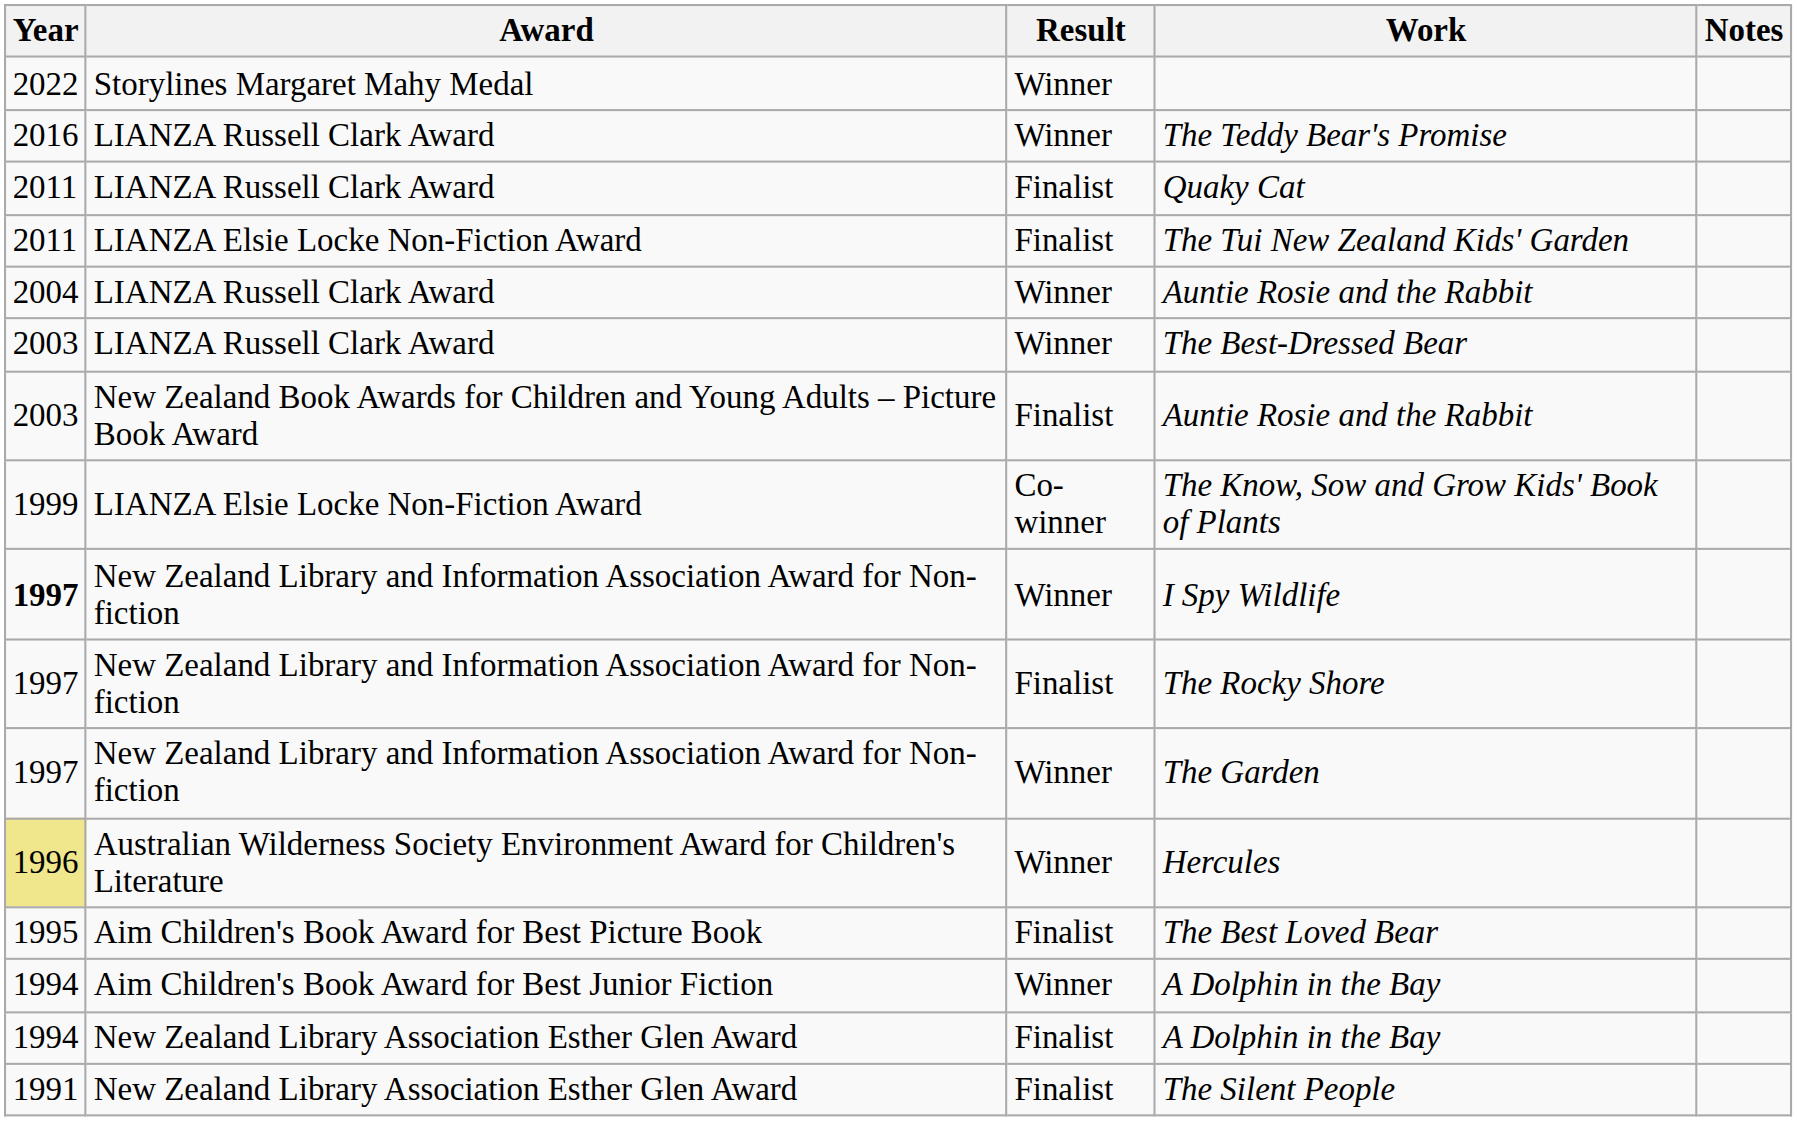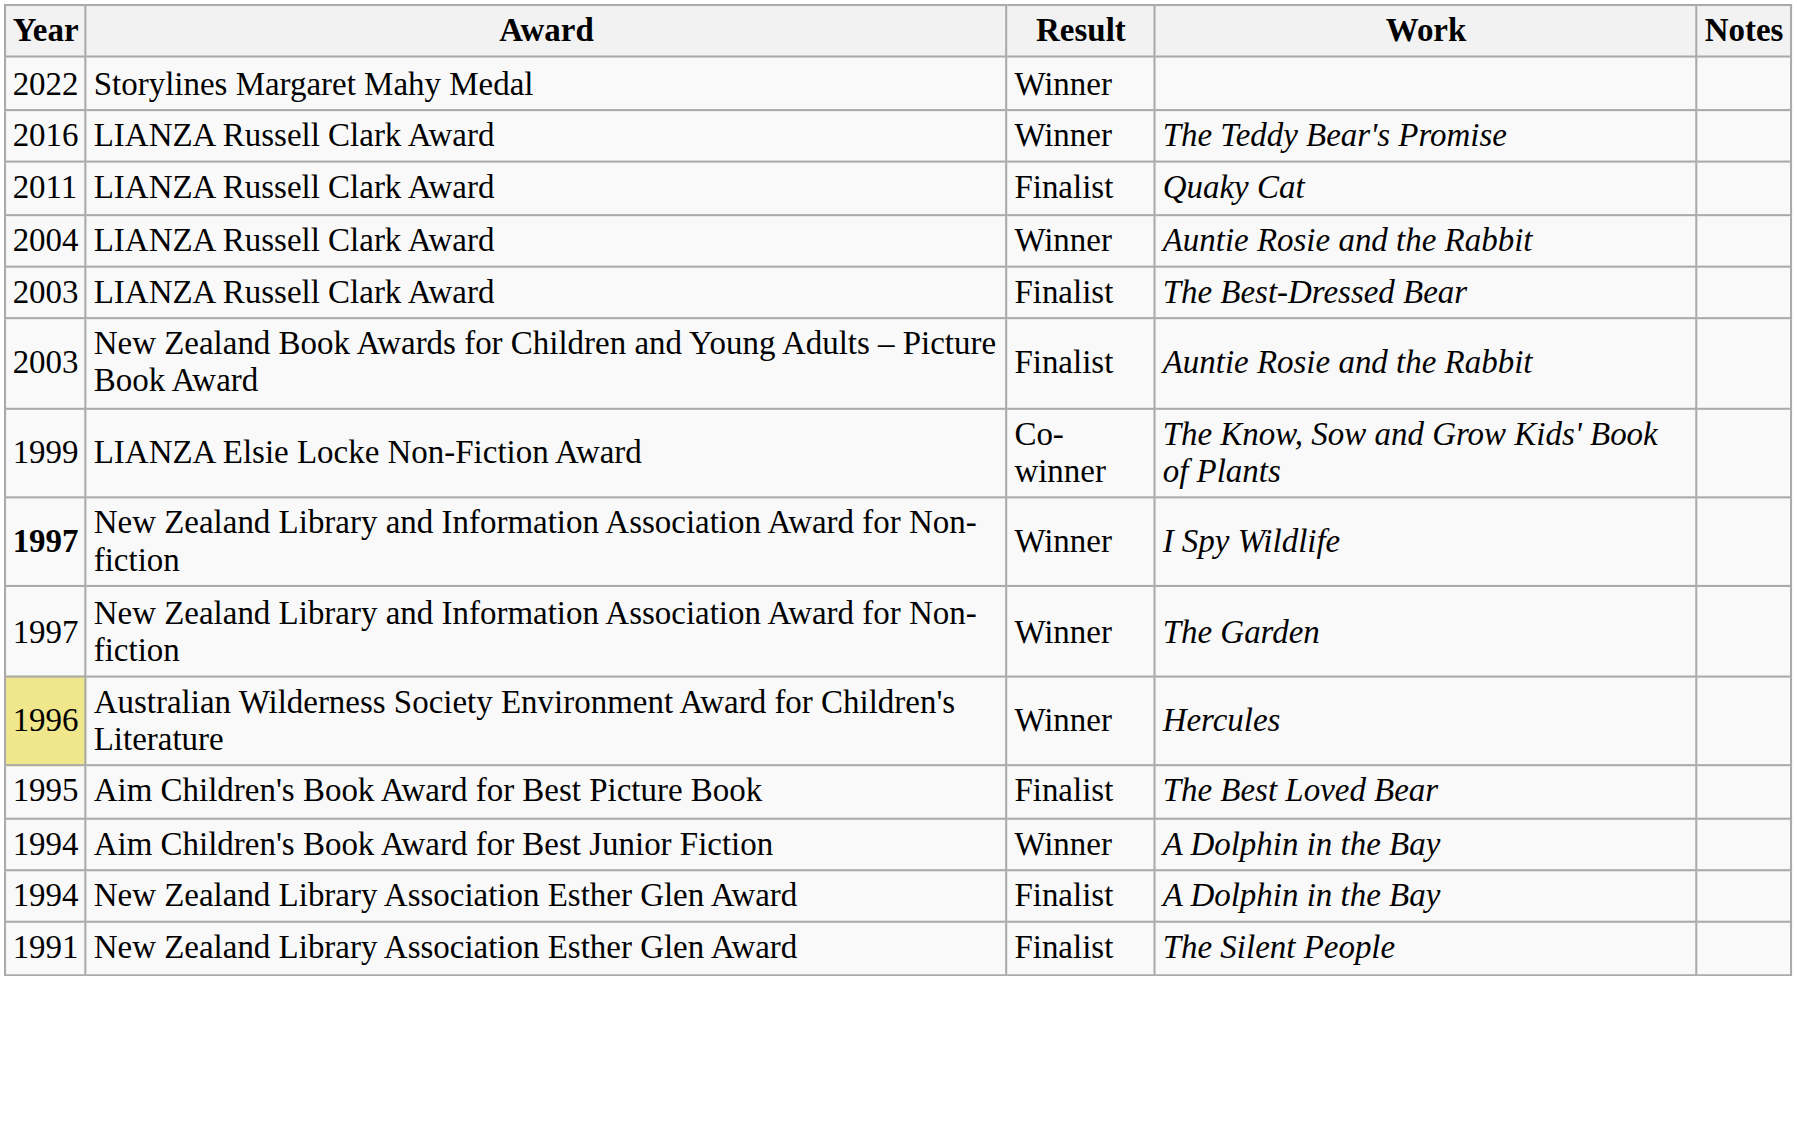- row: (368, 239)
(1063, 344) Winner -> (1064, 291) Finalist
- row: (535, 683)
